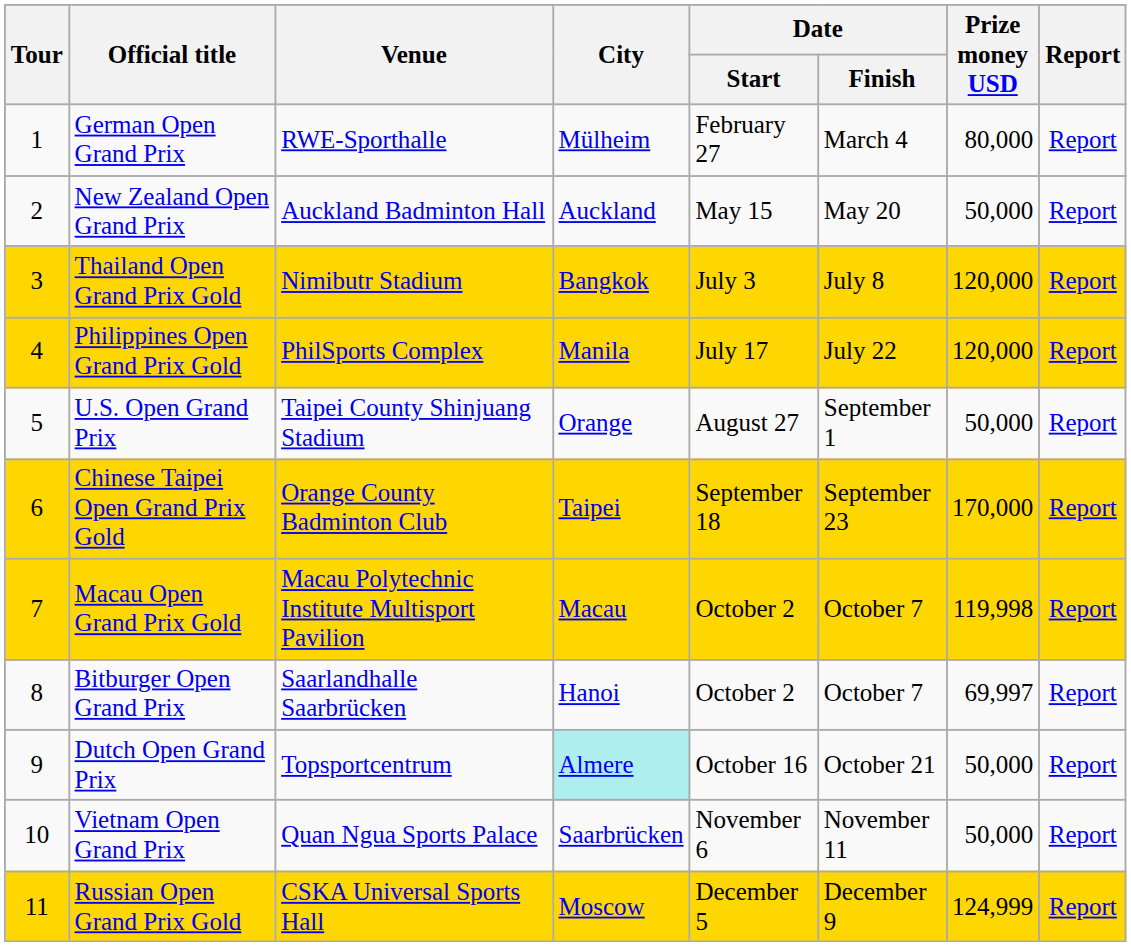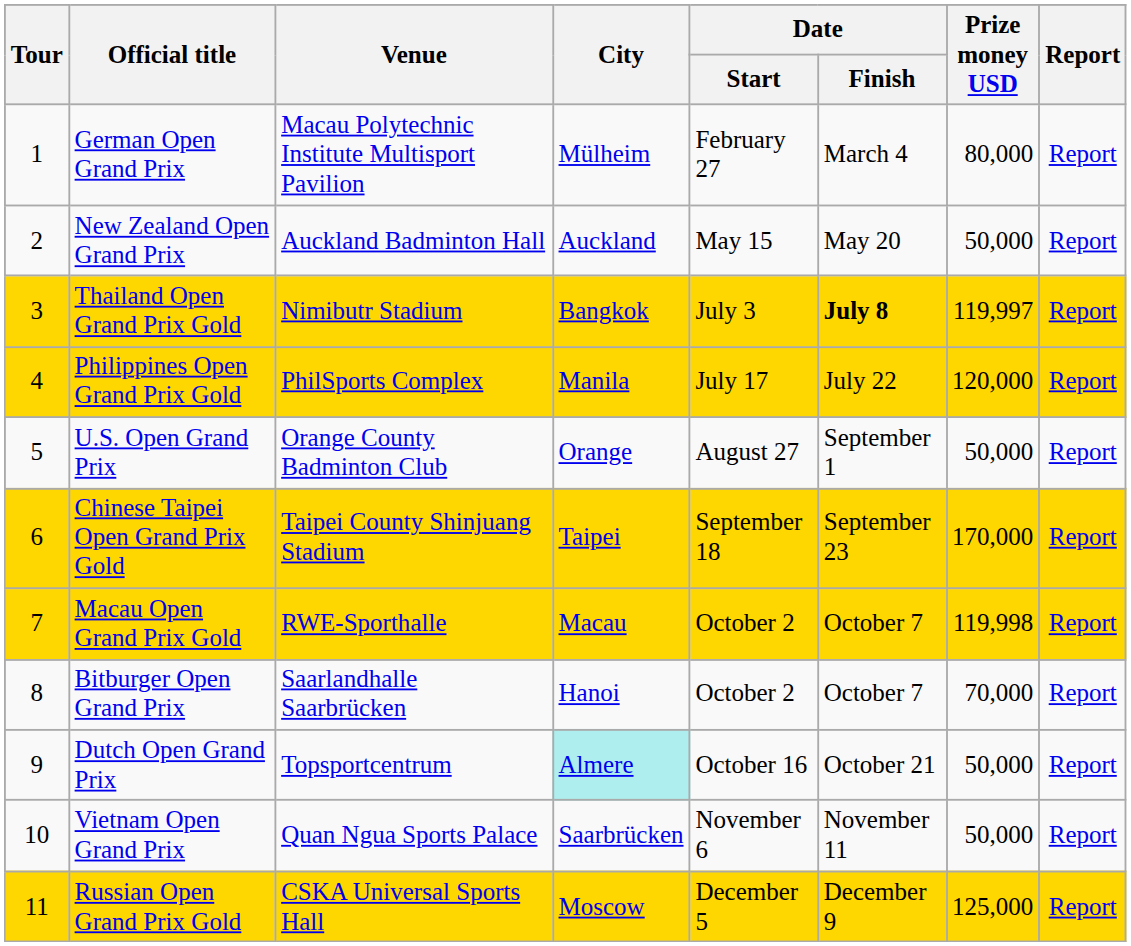(364, 139) RWE-Sporthalle -> (378, 154) Macau Polytechnic Institute Multisport Pavilion
(854, 281) normal -> (856, 310) bold
(993, 281) 120,000 -> (993, 310) 119,997
(406, 422) Taipei County Shinjuang Stadium -> (364, 451) Orange County Badminton Club
(364, 507) Orange County Badminton Club -> (406, 537) Taipei County Shinjuang Stadium
(378, 608) Macau Polytechnic Institute Multisport Pavilion -> (364, 622) RWE-Sporthalle
(999, 693) 69,997 -> (999, 693) 70,000
(993, 905) 124,999 -> (993, 905) 125,000
